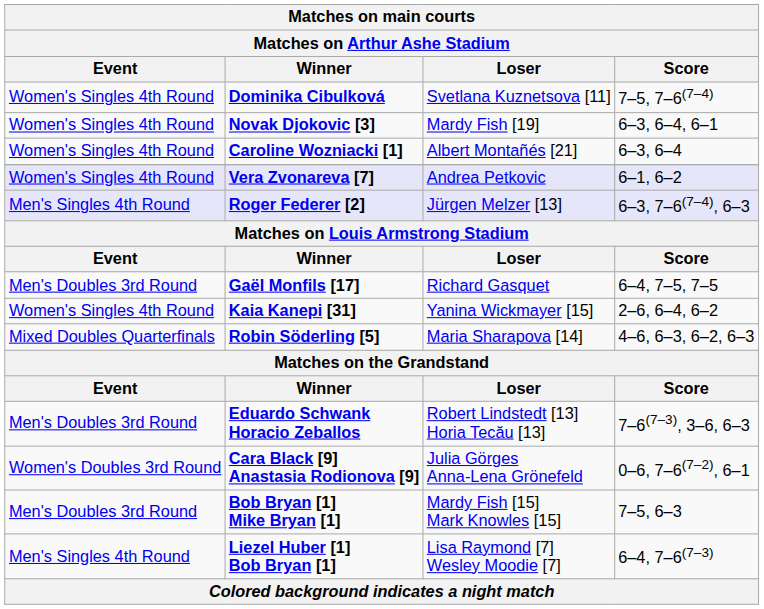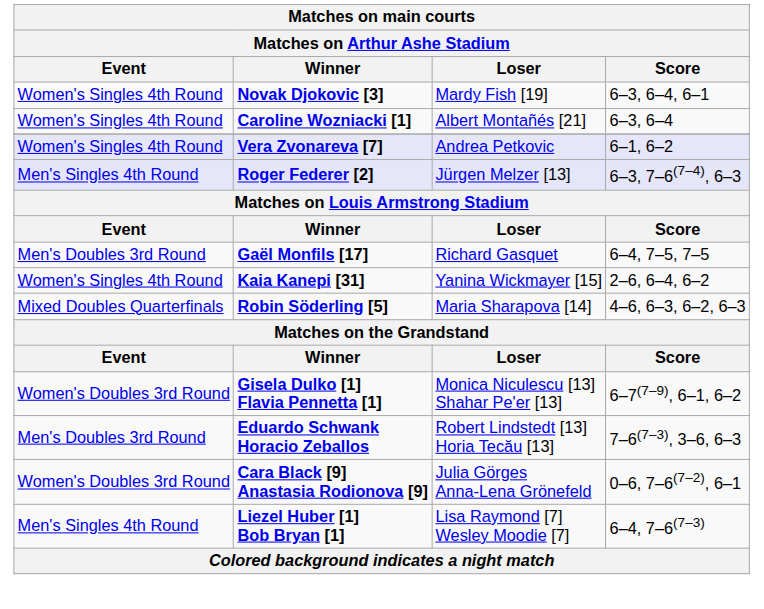- row: (307, 97)
+ row: (310, 393)
- row: (285, 512)
